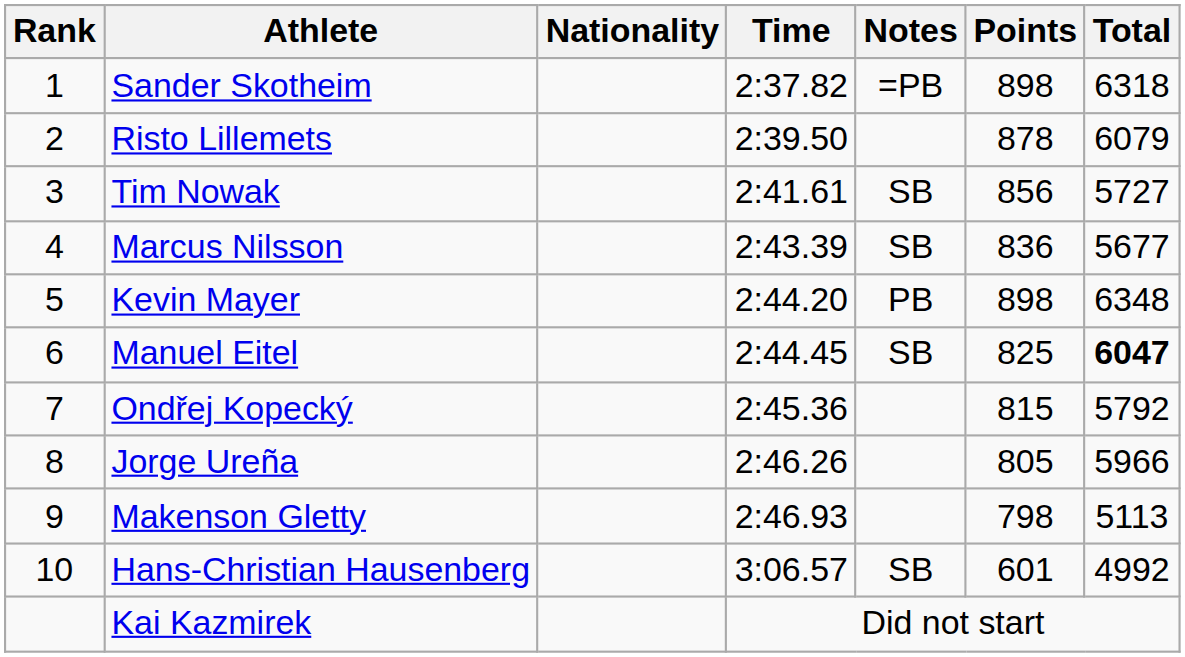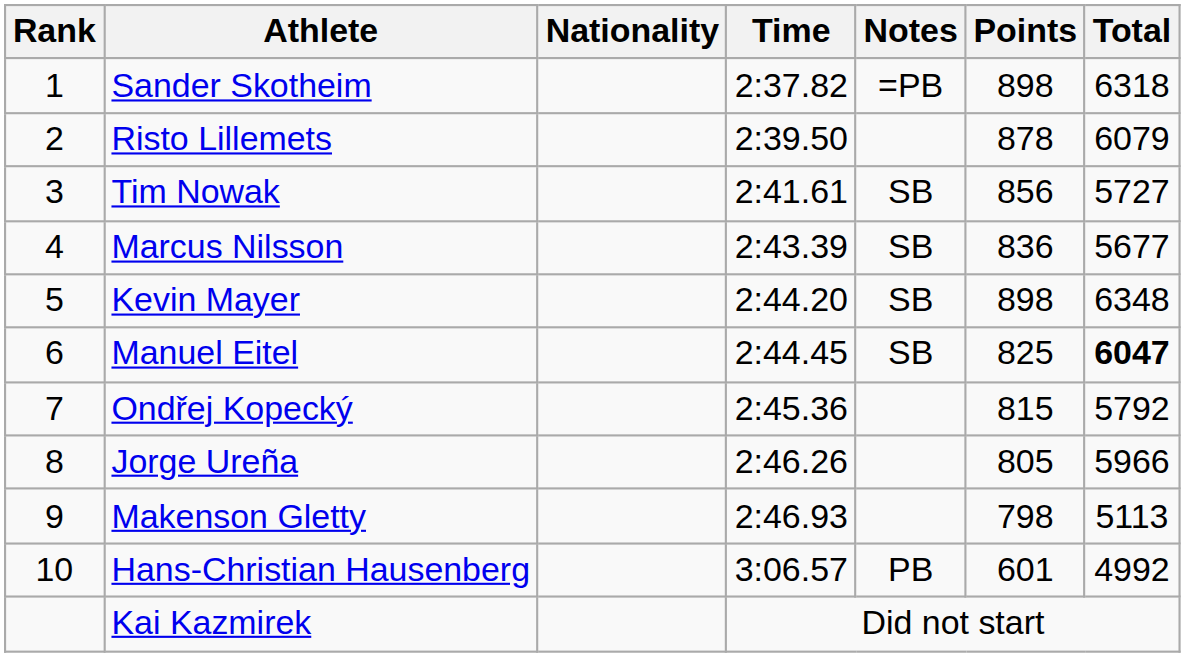(911, 300) PB -> (911, 300) SB
(911, 569) SB -> (911, 569) PB
